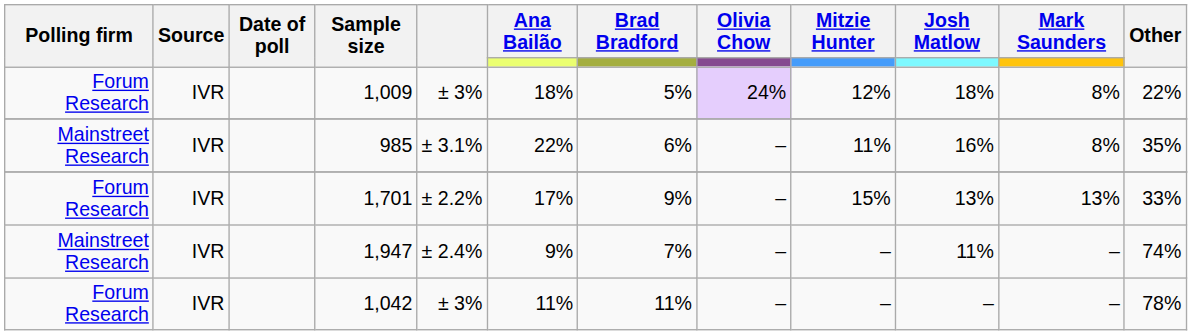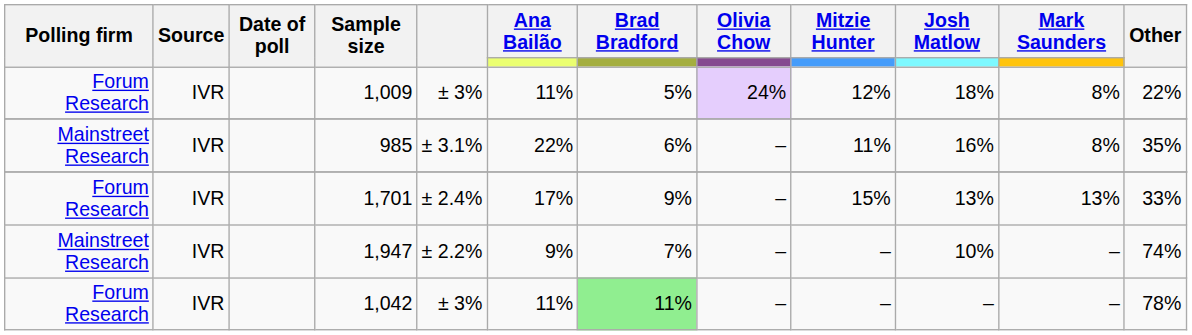(554, 93) 18% -> (554, 93) 11%
(452, 199) ± 2.2% -> (452, 199) ± 2.4%
(452, 251) ± 2.4% -> (452, 251) ± 2.2%
(975, 251) 11% -> (974, 251) 10%
(673, 304) no background -> (673, 304) lightgreen background
